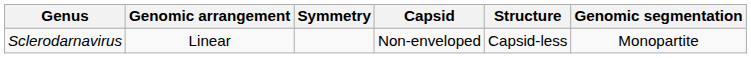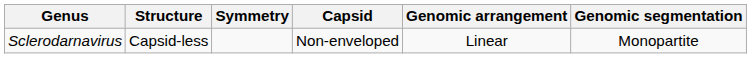columns swapped: (528, 16) <-> (210, 16)
